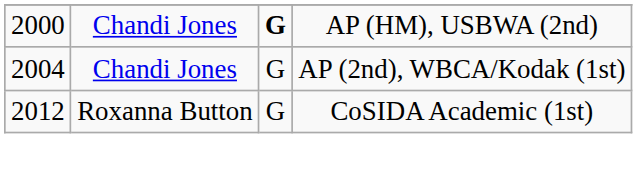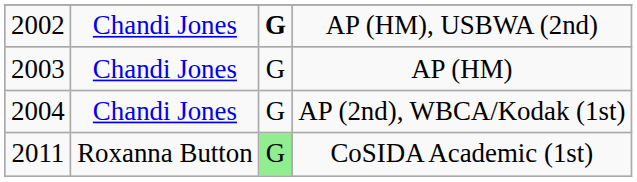(38, 25) 2000 -> (38, 25) 2002
+ row: (462, 68)
(38, 111) 2012 -> (38, 153) 2011
(275, 111) no background -> (275, 153) lightgreen background
